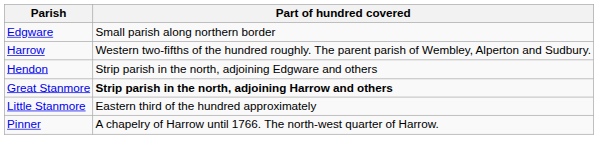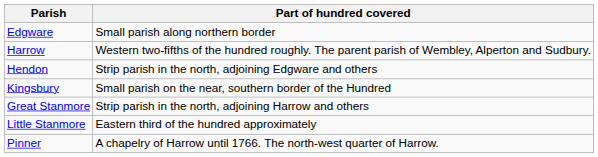+ row: (33, 87)
(244, 87) bold -> (232, 106) normal
